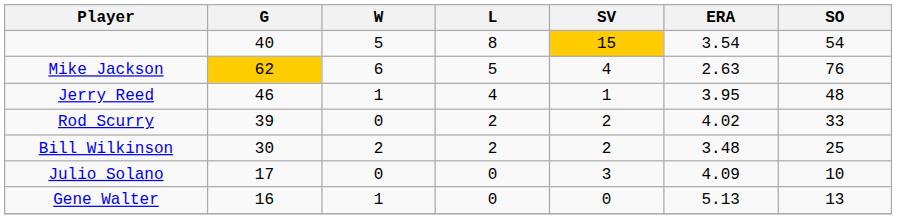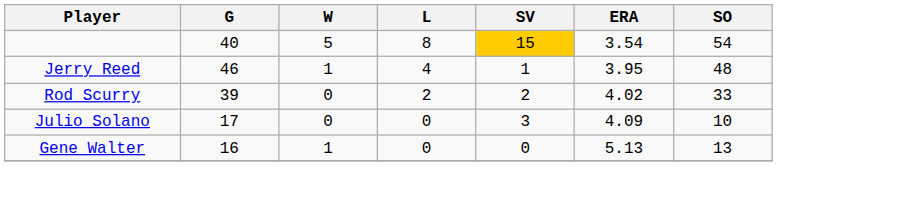- row: (106, 70)
- row: (106, 148)
